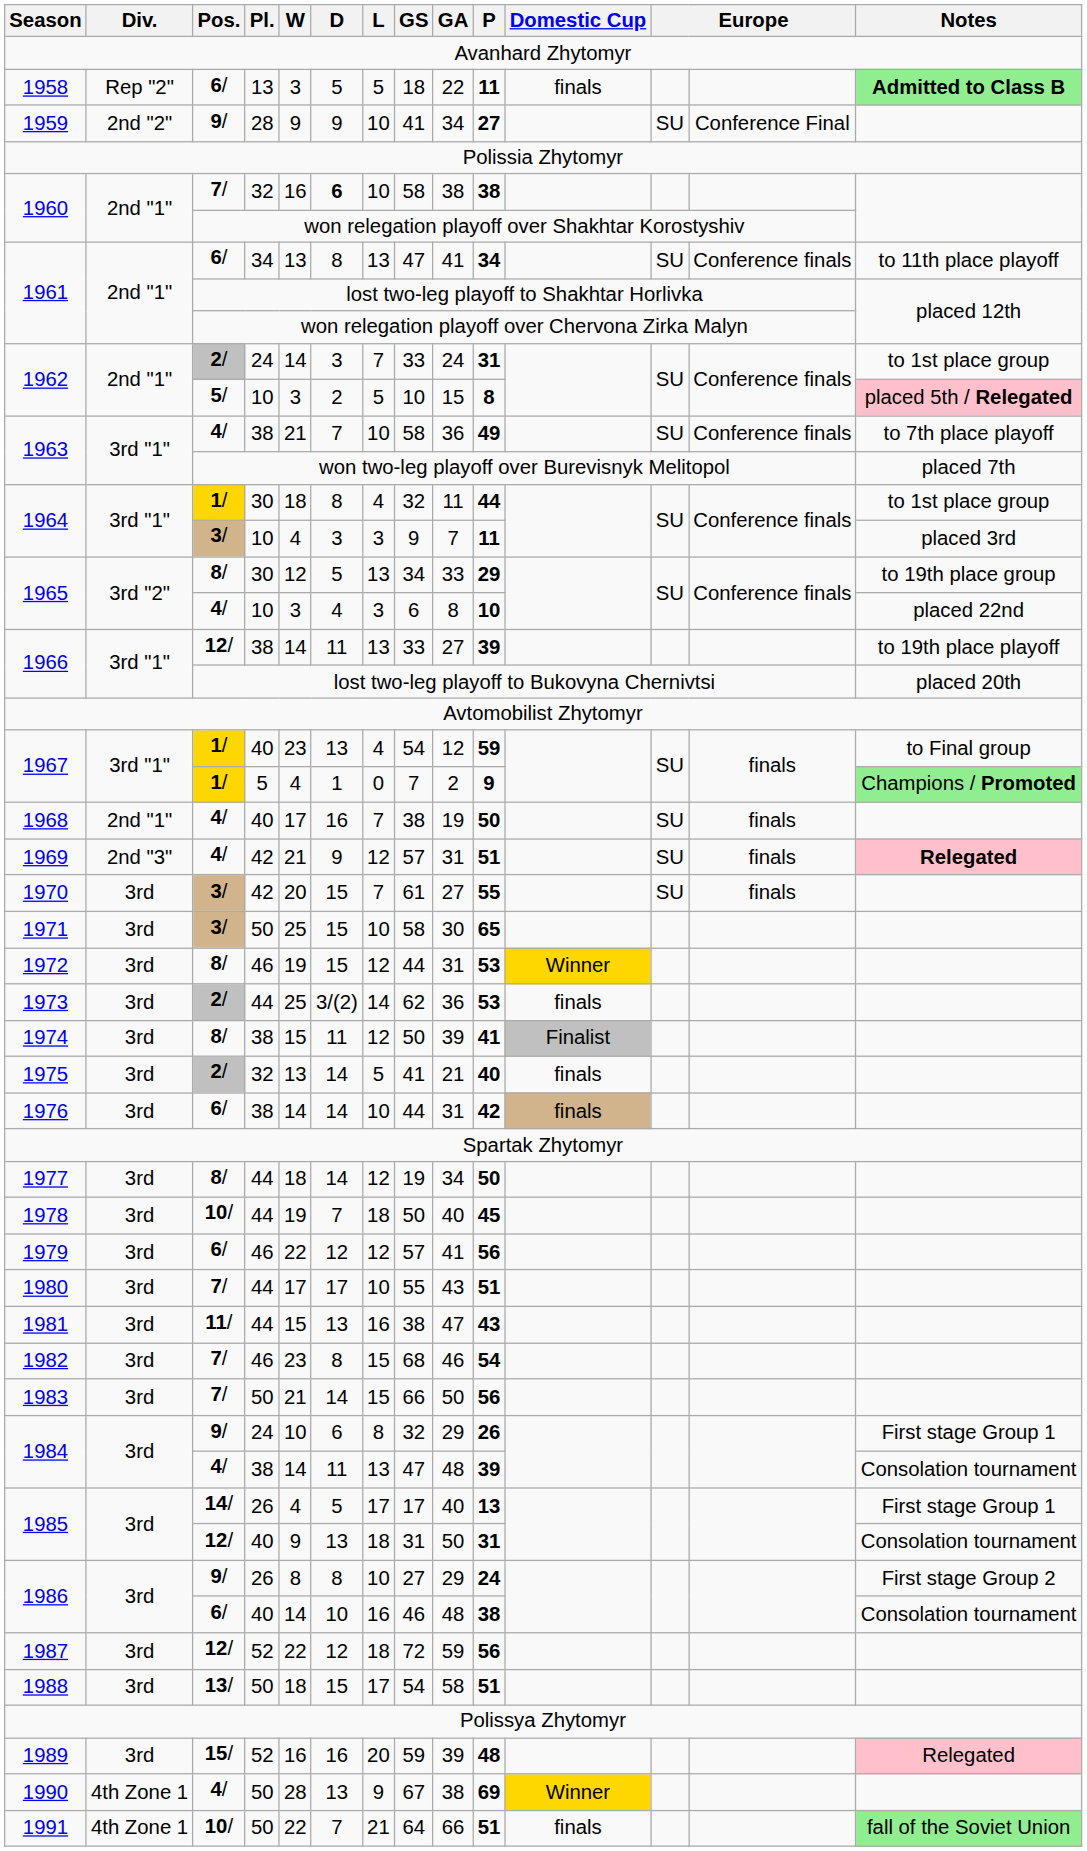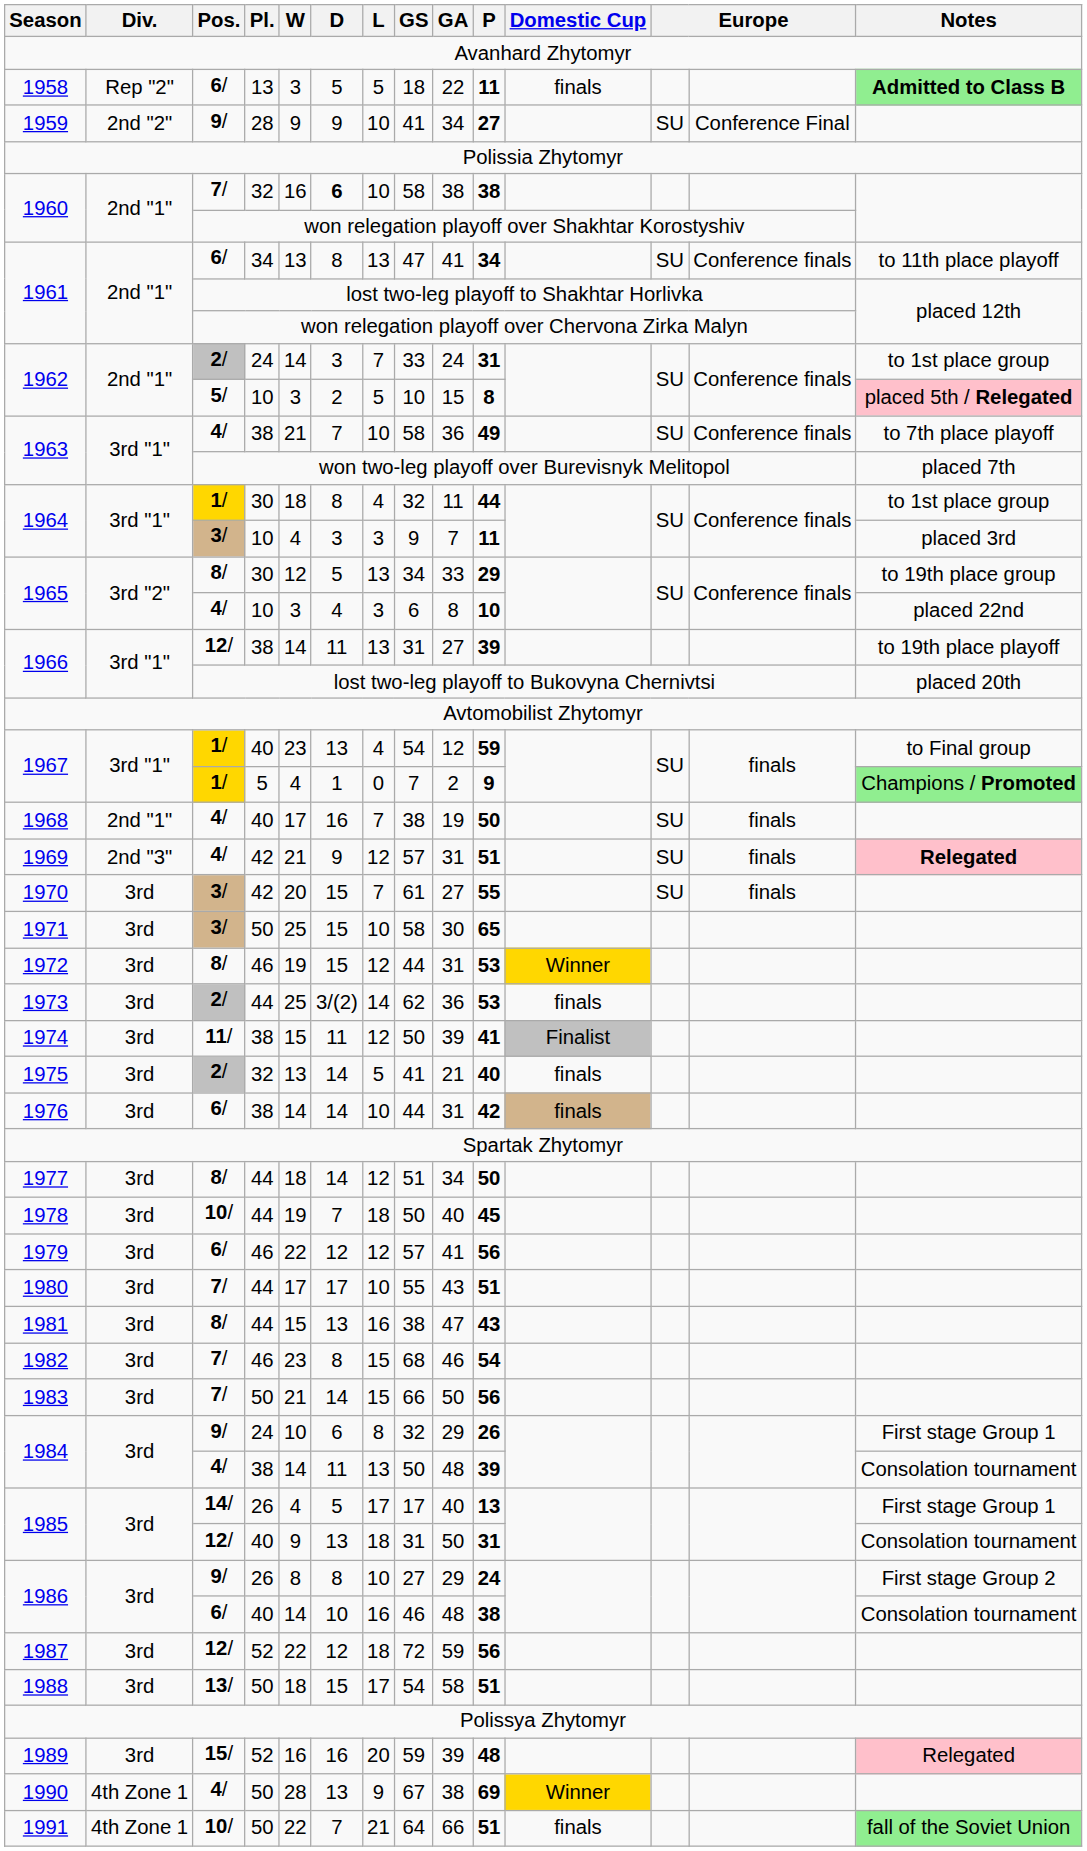(414, 647) 33 -> (414, 647) 31
(219, 1036) 8/ -> (219, 1036) 11/
(414, 1179) 19 -> (414, 1179) 51
(219, 1322) 11/ -> (219, 1322) 8/
(414, 1469) 47 -> (414, 1469) 50
